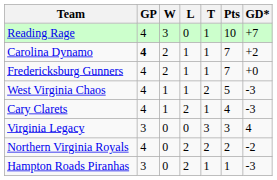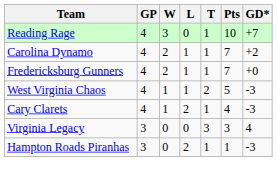(143, 52) bold -> (143, 52) normal
- row: (68, 147)
